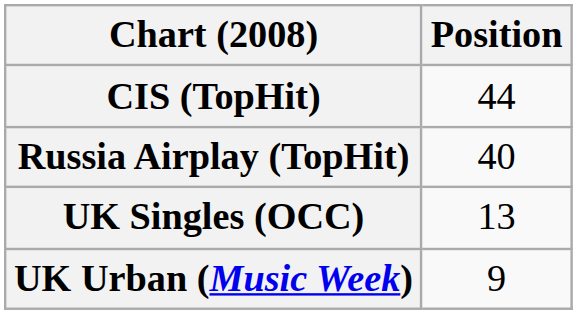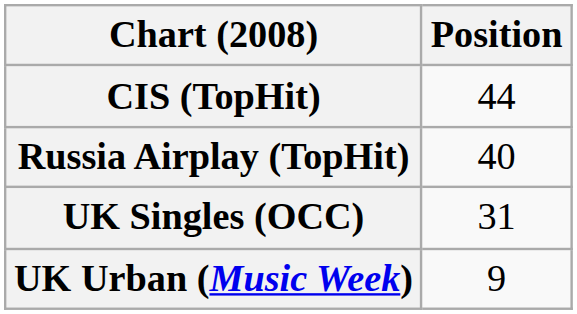(497, 216) 13 -> (497, 216) 31
